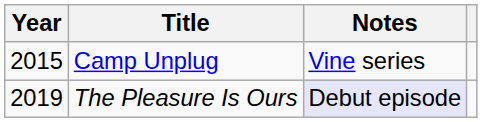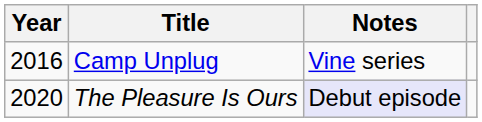(37, 60) 2015 -> (37, 60) 2016
(37, 98) 2019 -> (37, 98) 2020
